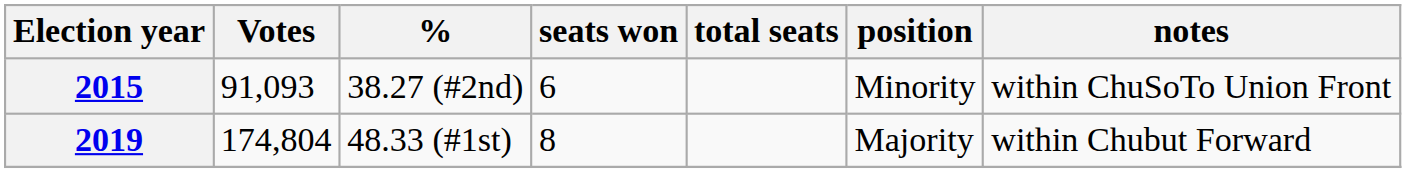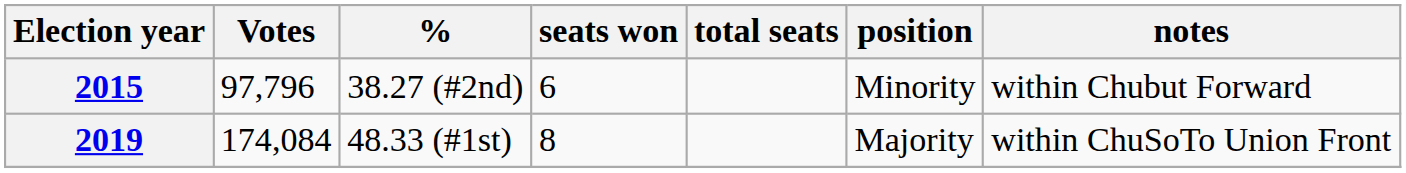(268, 85) 91,093 -> (268, 85) 97,796
(1191, 85) within ChuSoTo Union Front -> (1151, 85) within Chubut Forward
(276, 139) 174,804 -> (276, 139) 174,084
(1151, 139) within Chubut Forward -> (1191, 139) within ChuSoTo Union Front
